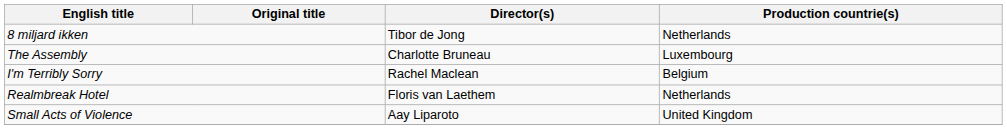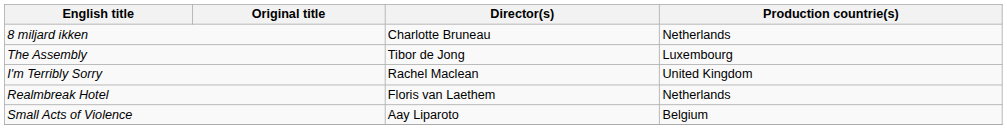(426, 34) Tibor de Jong -> (439, 34) Charlotte Bruneau
(439, 54) Charlotte Bruneau -> (426, 54) Tibor de Jong
(685, 74) Belgium -> (707, 74) United Kingdom
(707, 114) United Kingdom -> (685, 114) Belgium
